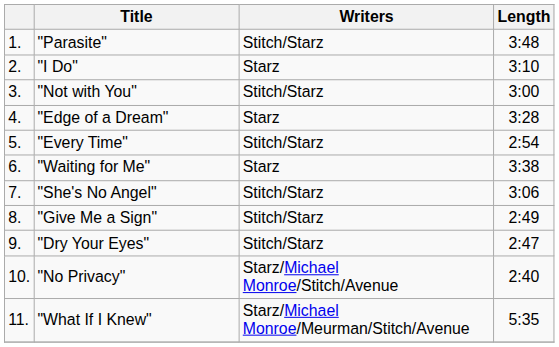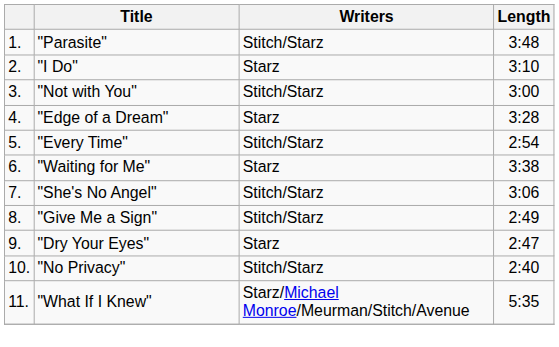(283, 243) Stitch/Starz -> (261, 243) Starz
(321, 277) Starz/Michael Monroe/Stitch/Avenue -> (283, 268) Stitch/Starz
